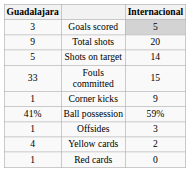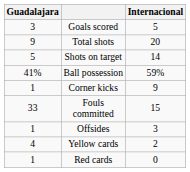(155, 27) lightgrey background -> (155, 27) no background
rows swapped: (93, 114) <-> (93, 78)
